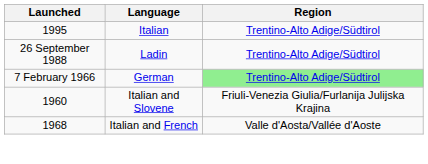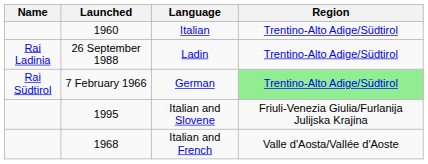+ column: (33, 13)
(55, 30) 1995 -> (106, 30) 1960
(55, 101) 1960 -> (106, 114) 1995
